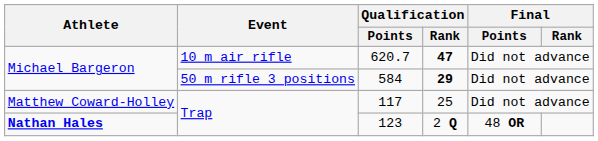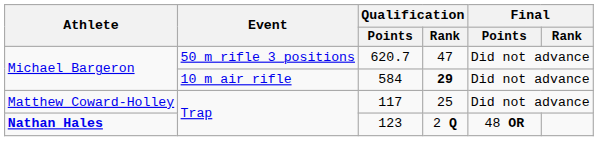(236, 57) 10 m air rifle -> (268, 57) 50 m rifle 3 positions
(445, 57) bold -> (445, 57) normal
(268, 79) 50 m rifle 3 positions -> (236, 79) 10 m air rifle
